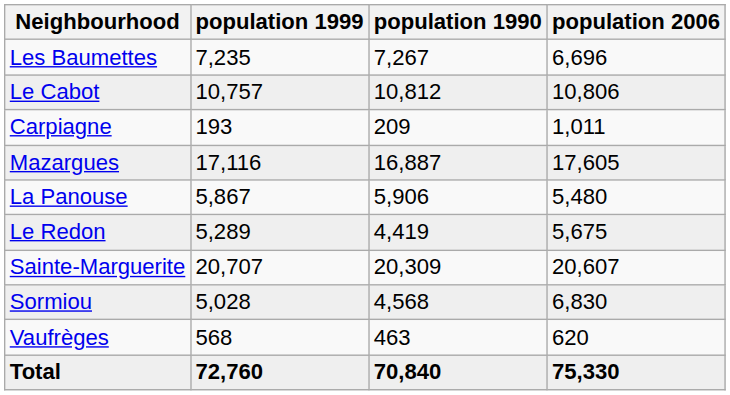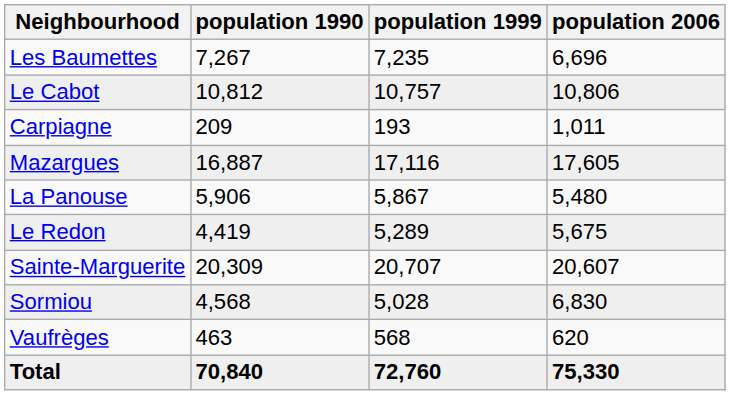columns swapped: (458, 22) <-> (279, 22)
